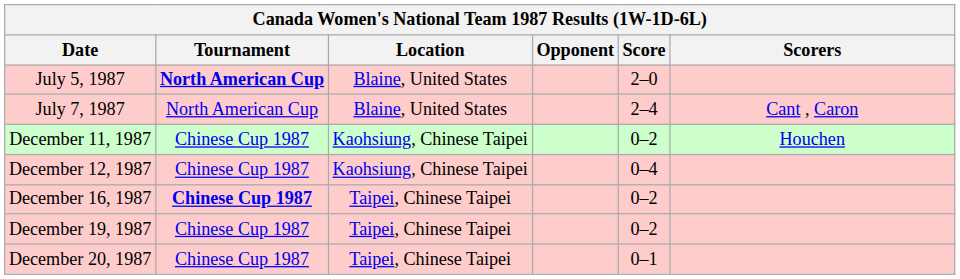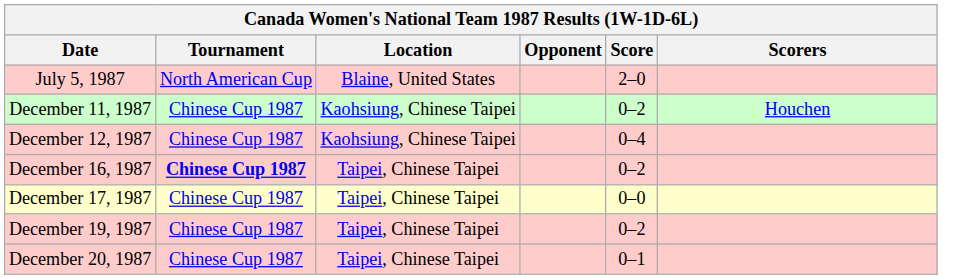(242, 79) bold -> (236, 79) normal
- row: (80, 109)
+ row: (80, 199)
